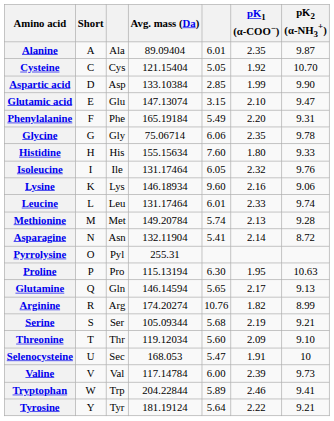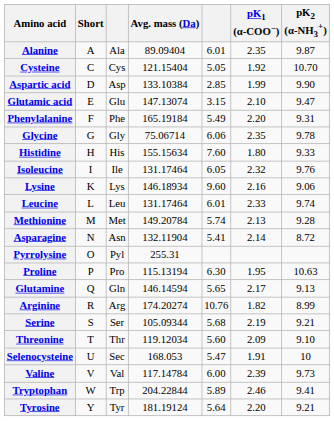(256, 407) 2.22 -> (256, 407) 2.20
